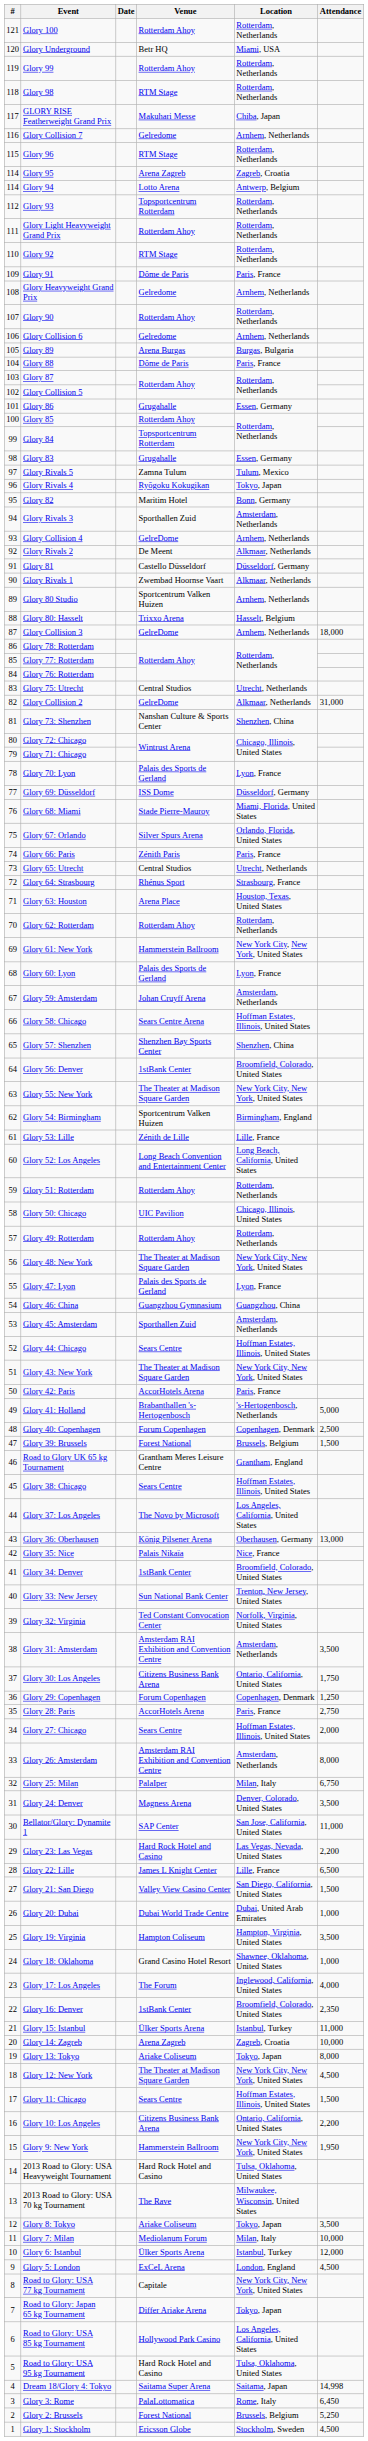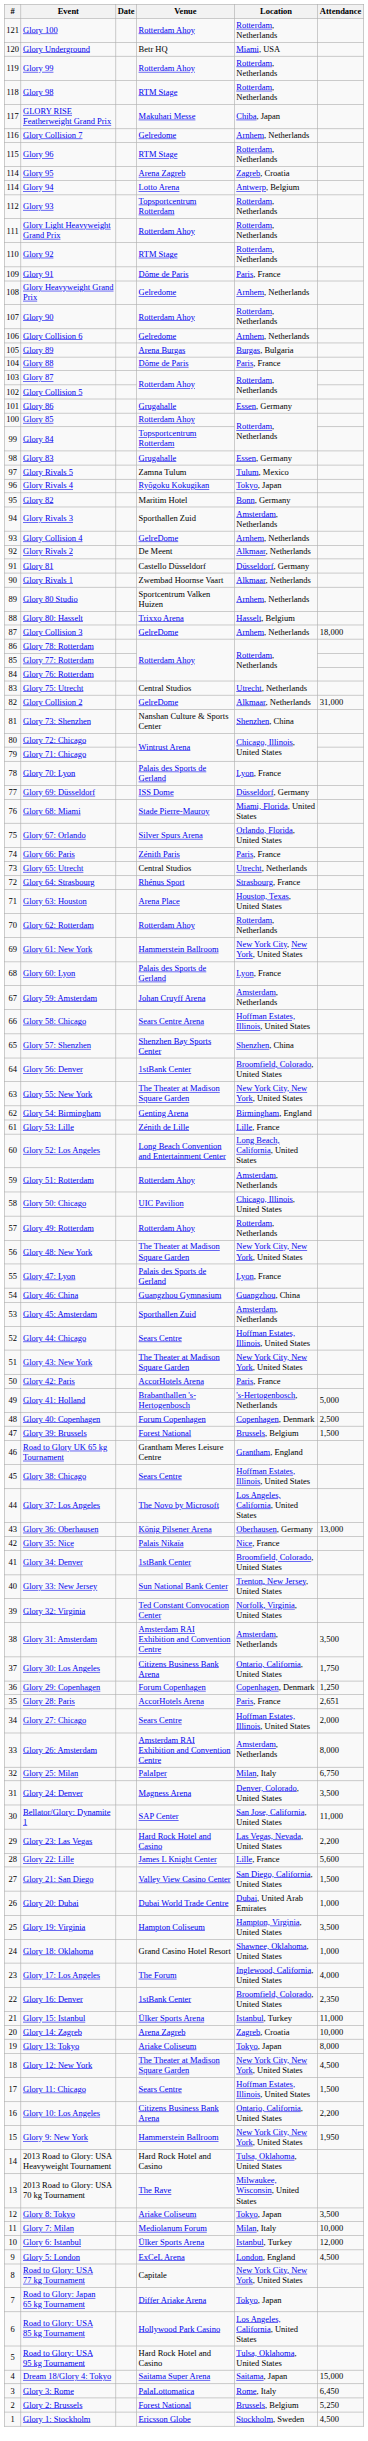(174, 1118) Sportcentrum Valken Huizen -> (163, 1113) Genting Arena
(257, 1190) Rotterdam, Netherlands -> (257, 1180) Amsterdam, Netherlands
(329, 1712) 2,750 -> (329, 1702) 2,651
(329, 1870) 6,500 -> (329, 1860) 5,600
(332, 2387) 14,998 -> (332, 2377) 15,000
